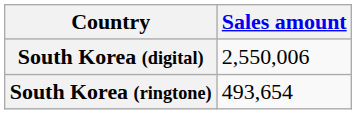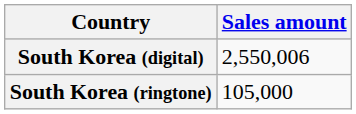(257, 91) 493,654 -> (257, 91) 105,000
